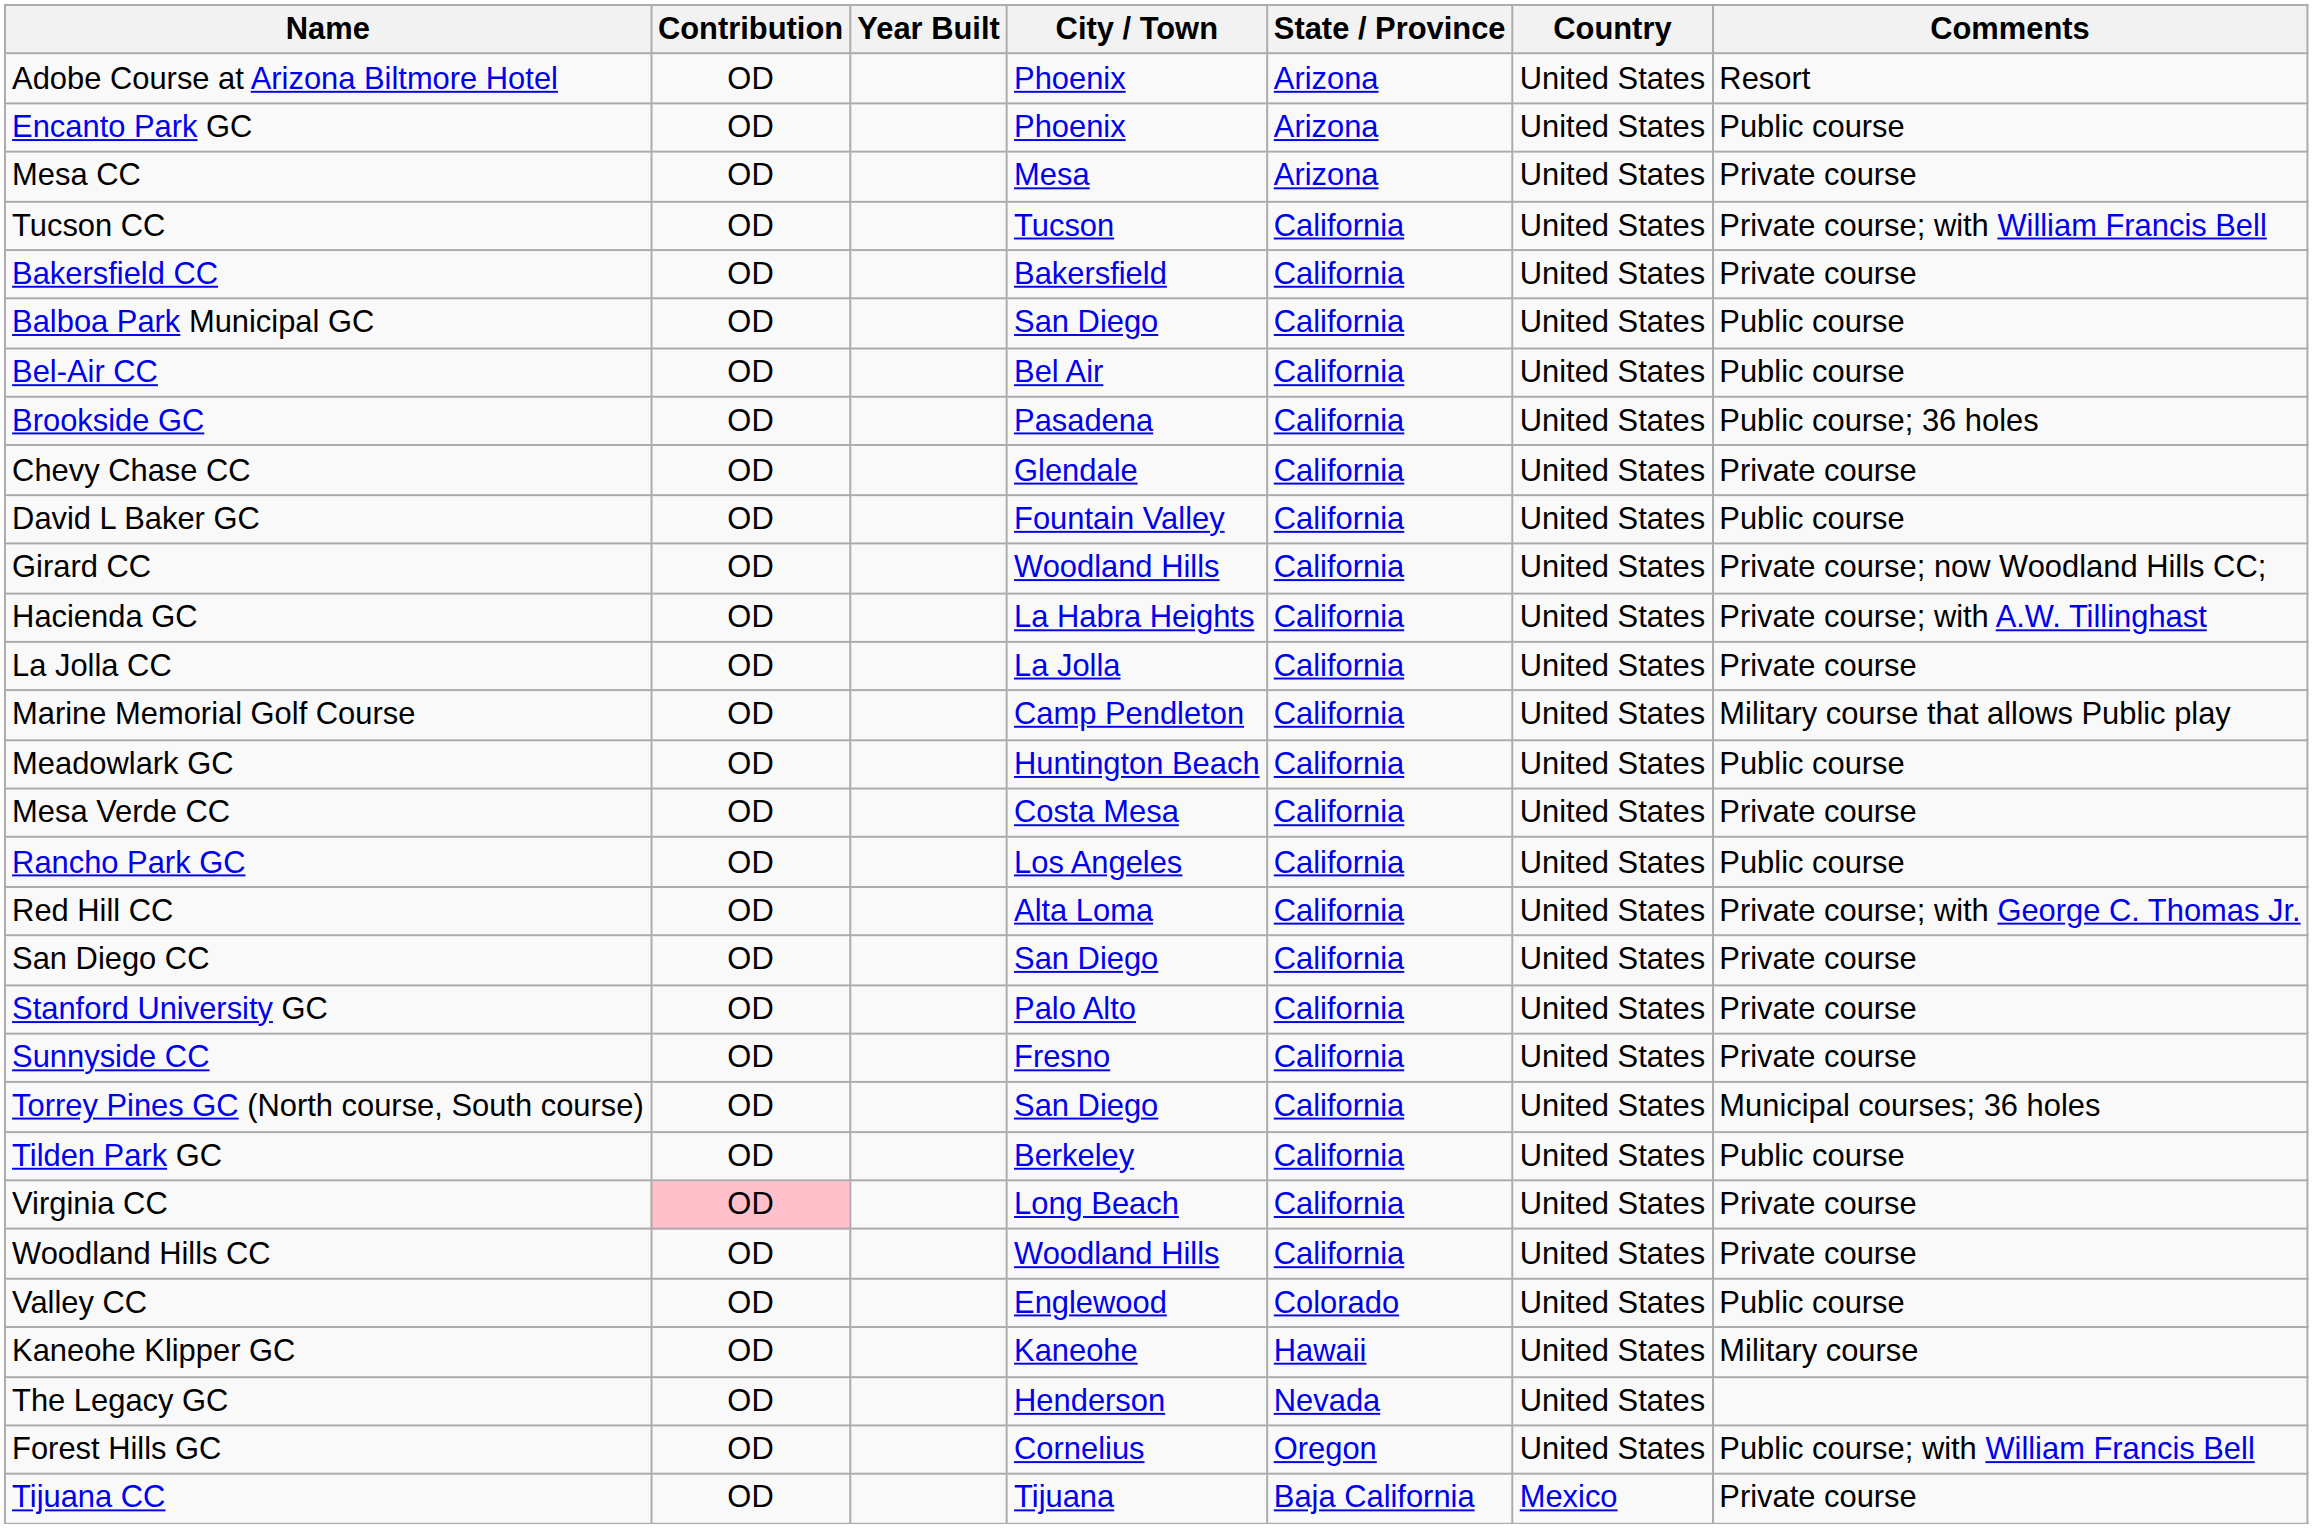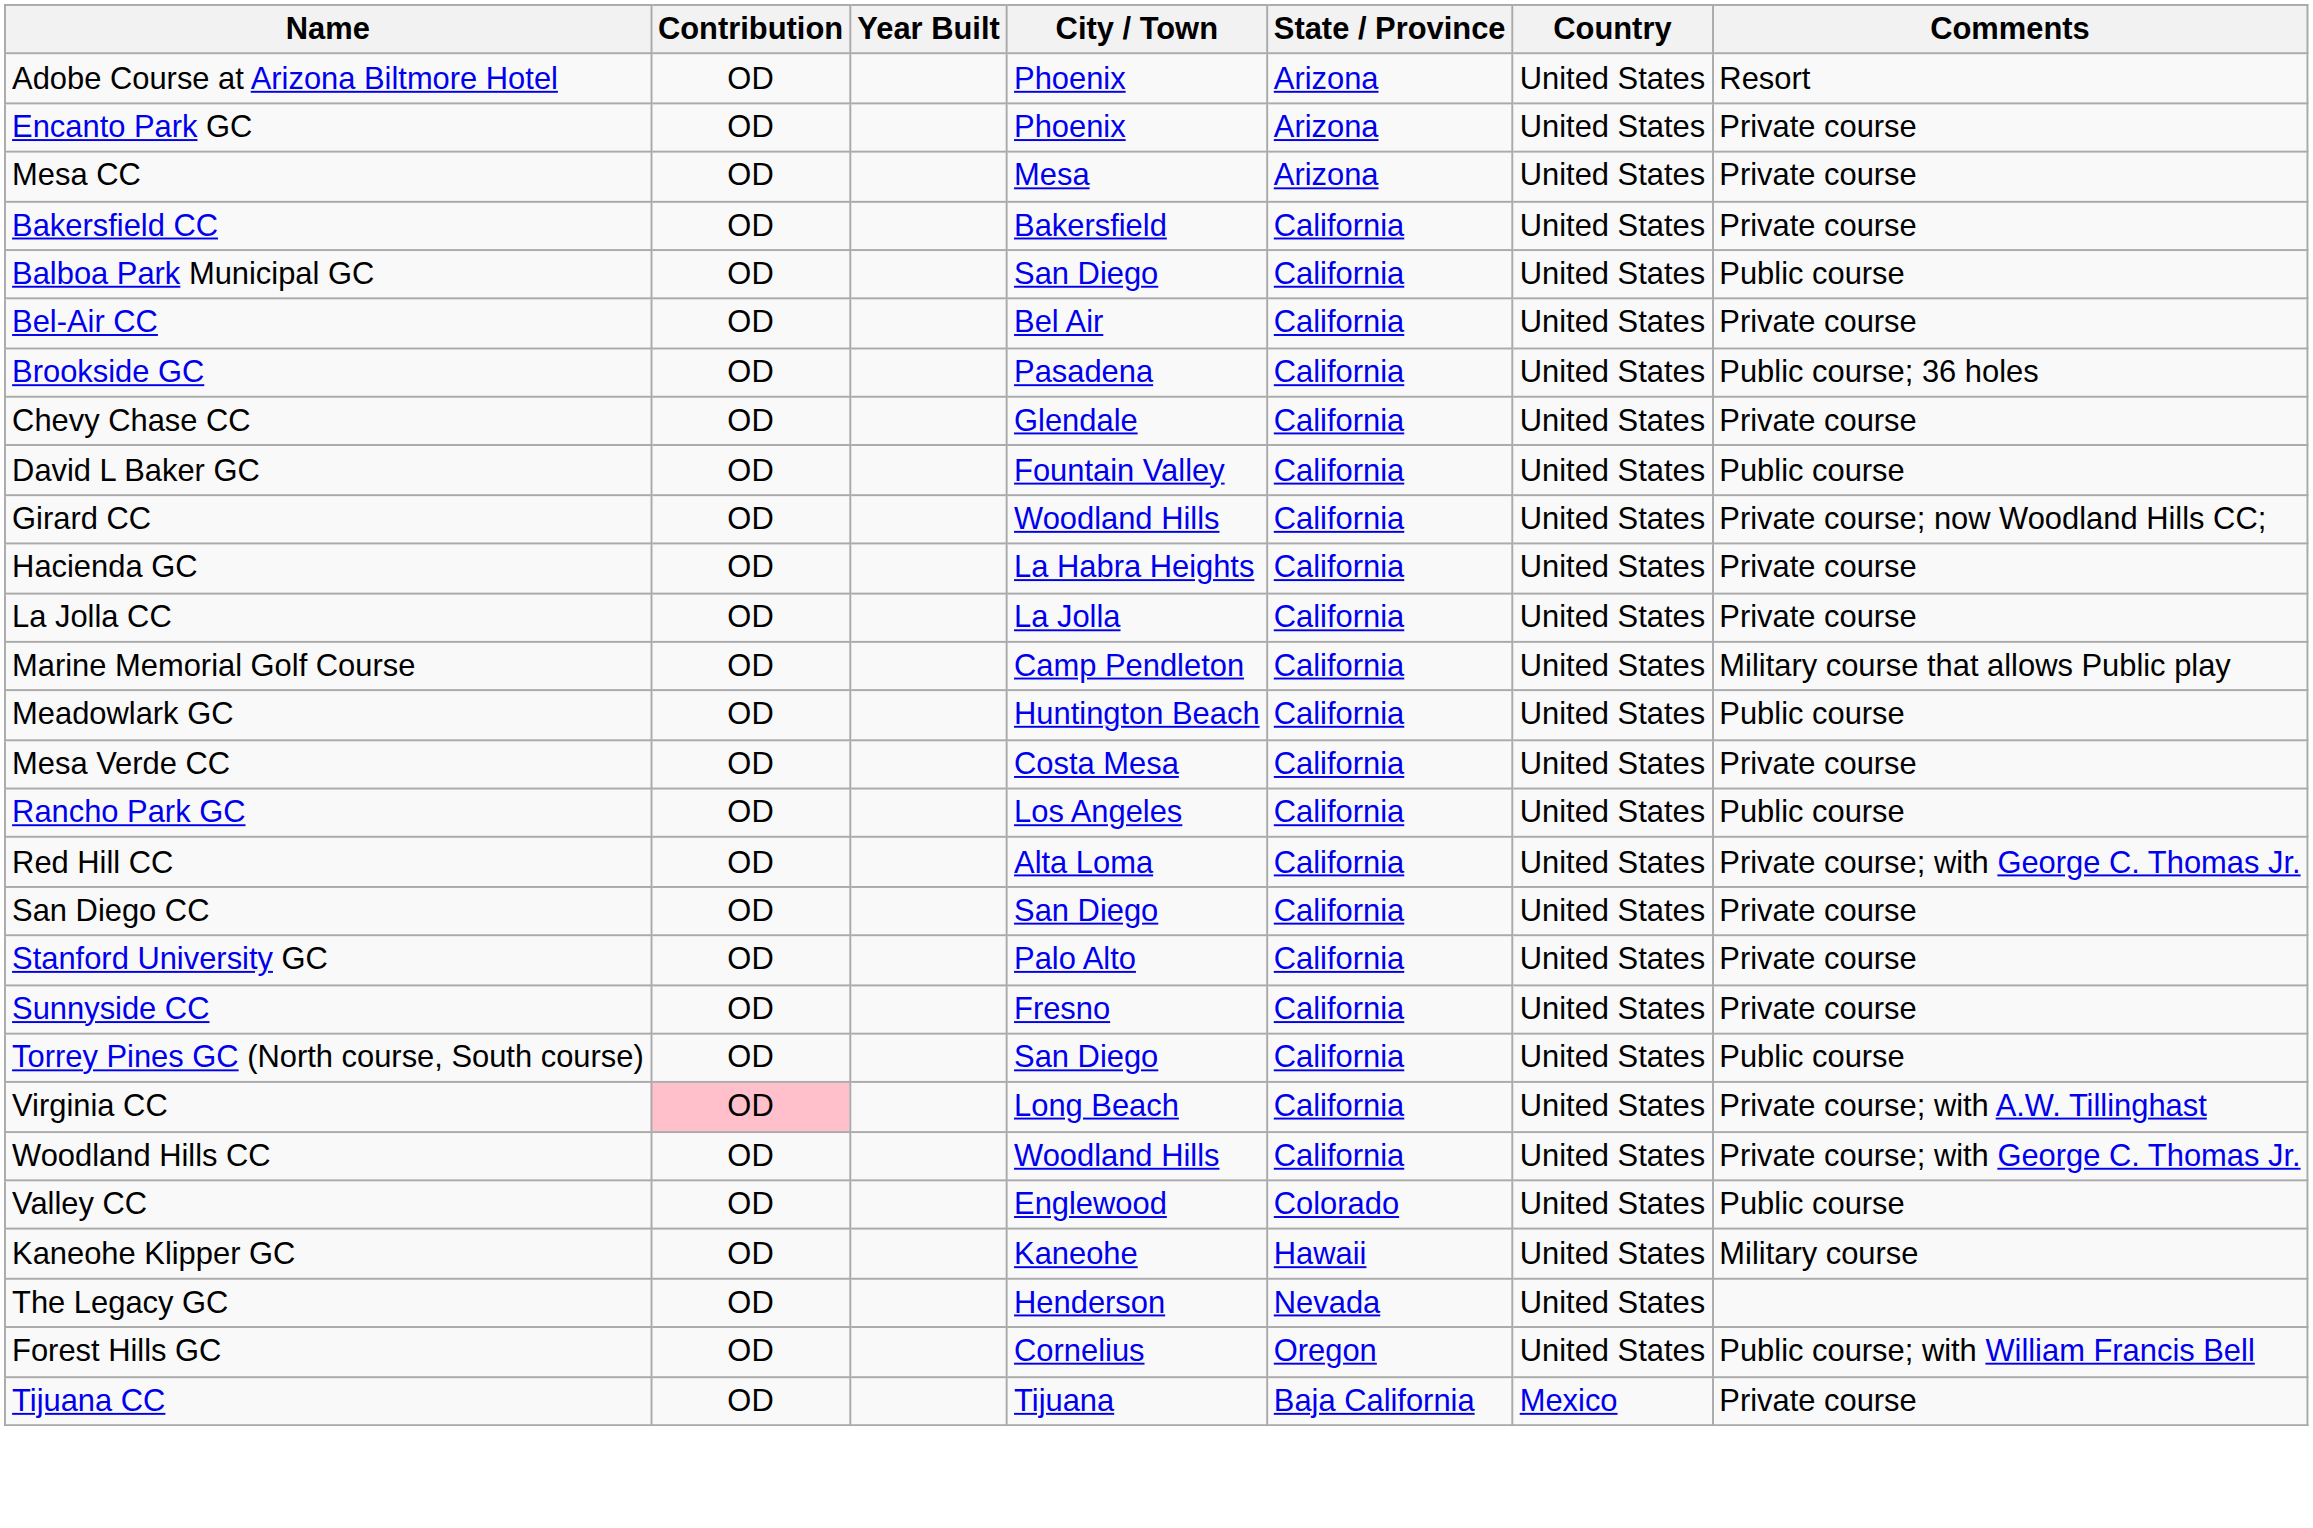(1812, 126) Public course -> (1818, 126) Private course
- row: (89, 224)
(1812, 371) Public course -> (1818, 322) Private course
(1963, 616) Private course; with A.W. Tillinghast -> (1818, 567) Private course
(1910, 1106) Municipal courses; 36 holes -> (1812, 1057) Public course
- row: (117, 1155)
(1818, 1204) Private course -> (1963, 1106) Private course; with A.W. Tillinghast
(1818, 1253) Private course -> (2010, 1155) Private course; with George C. Thomas Jr.
